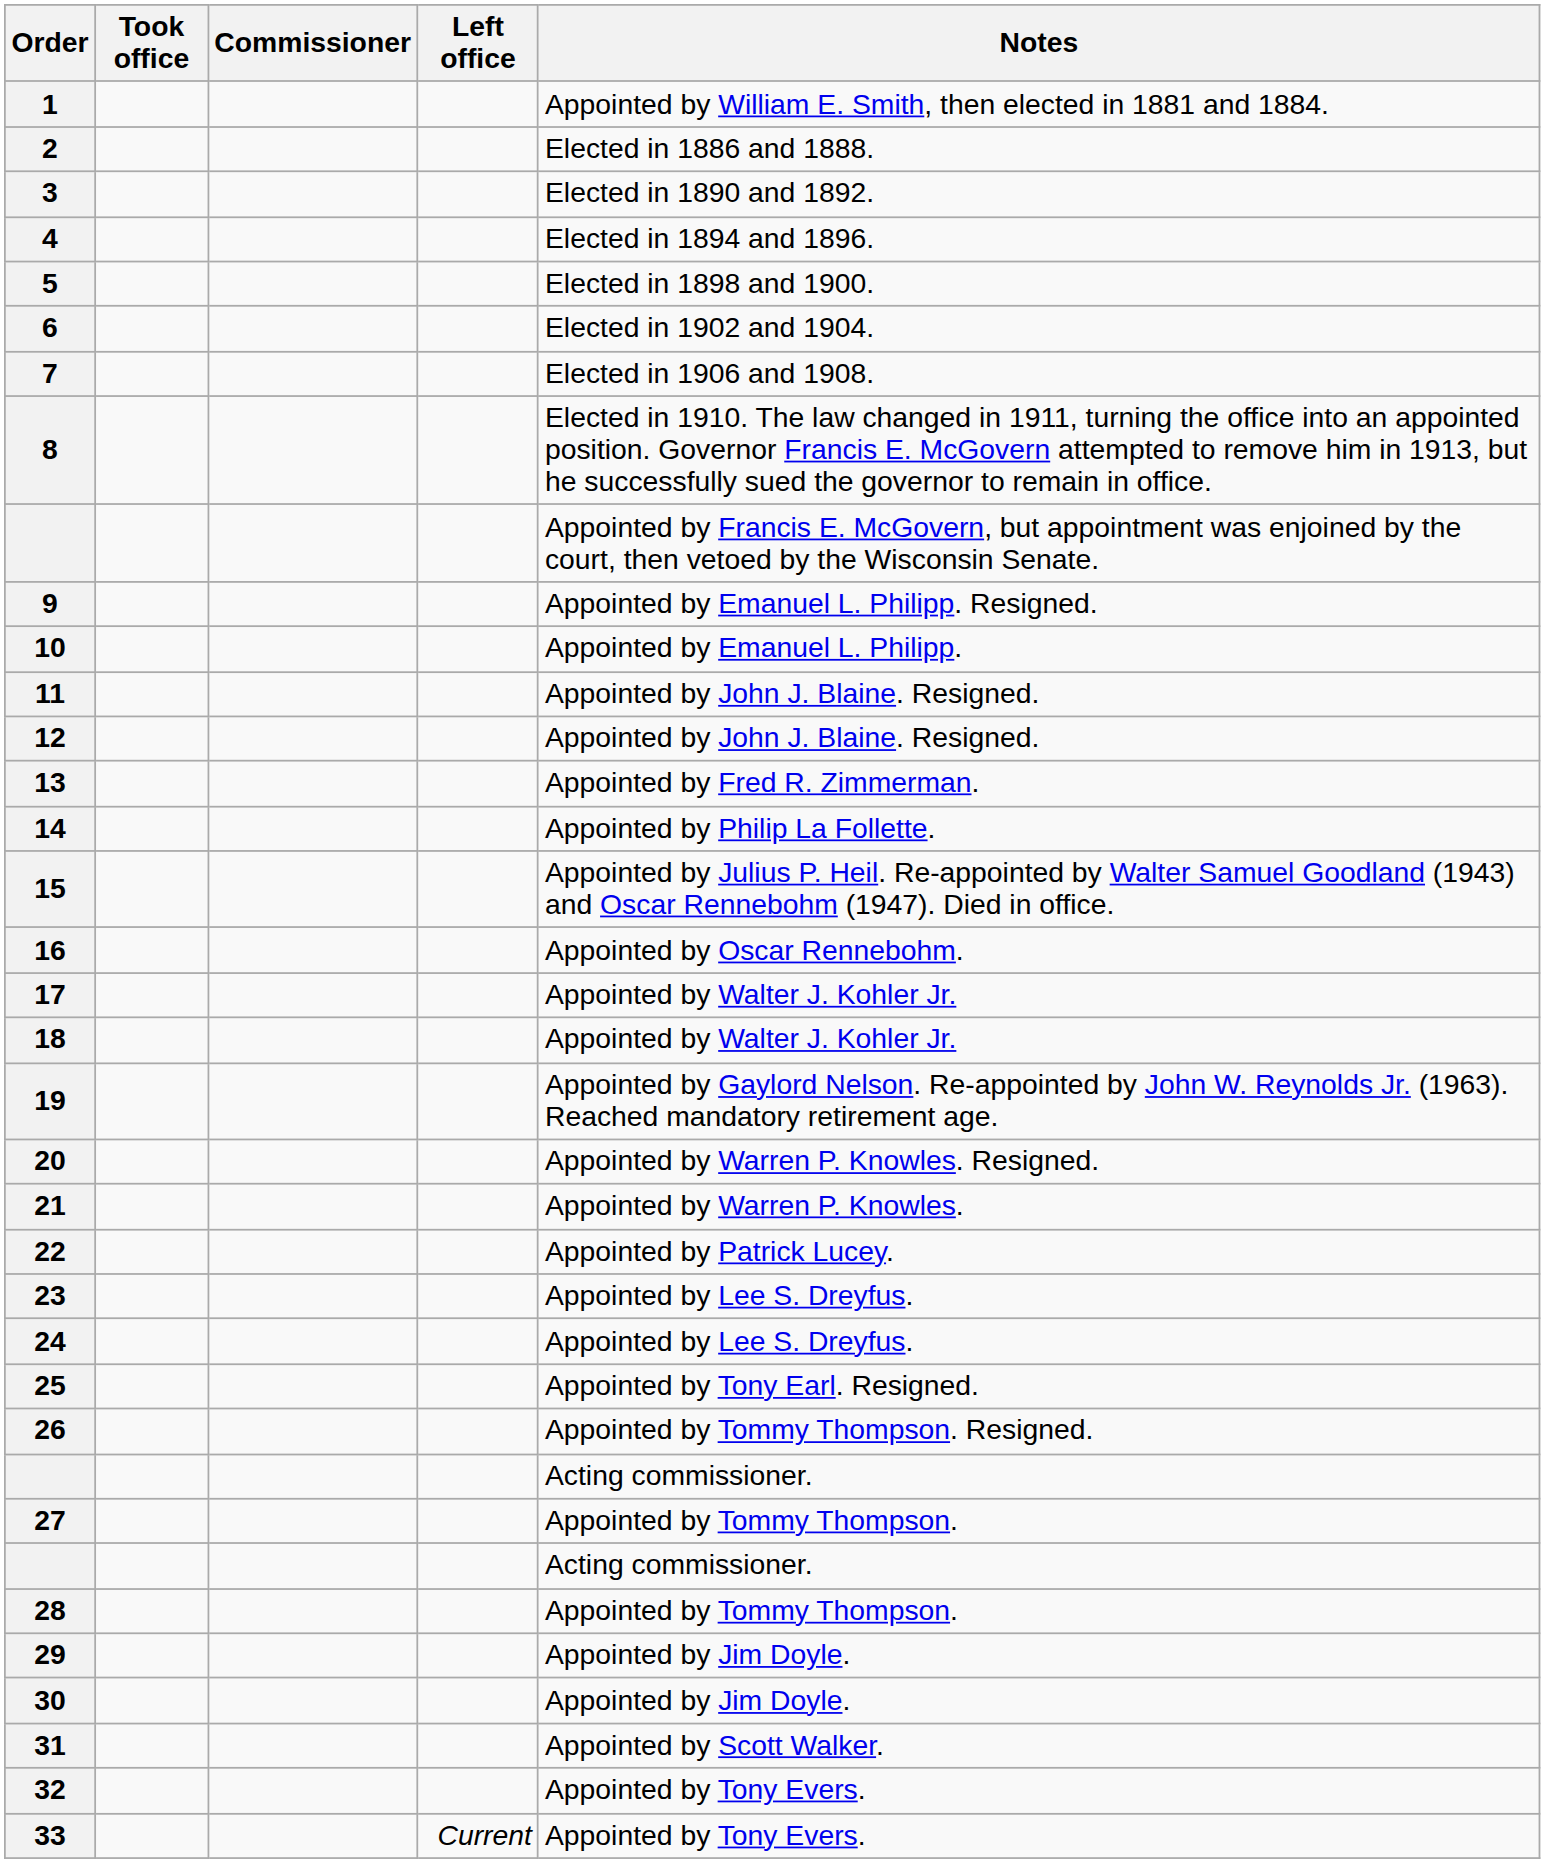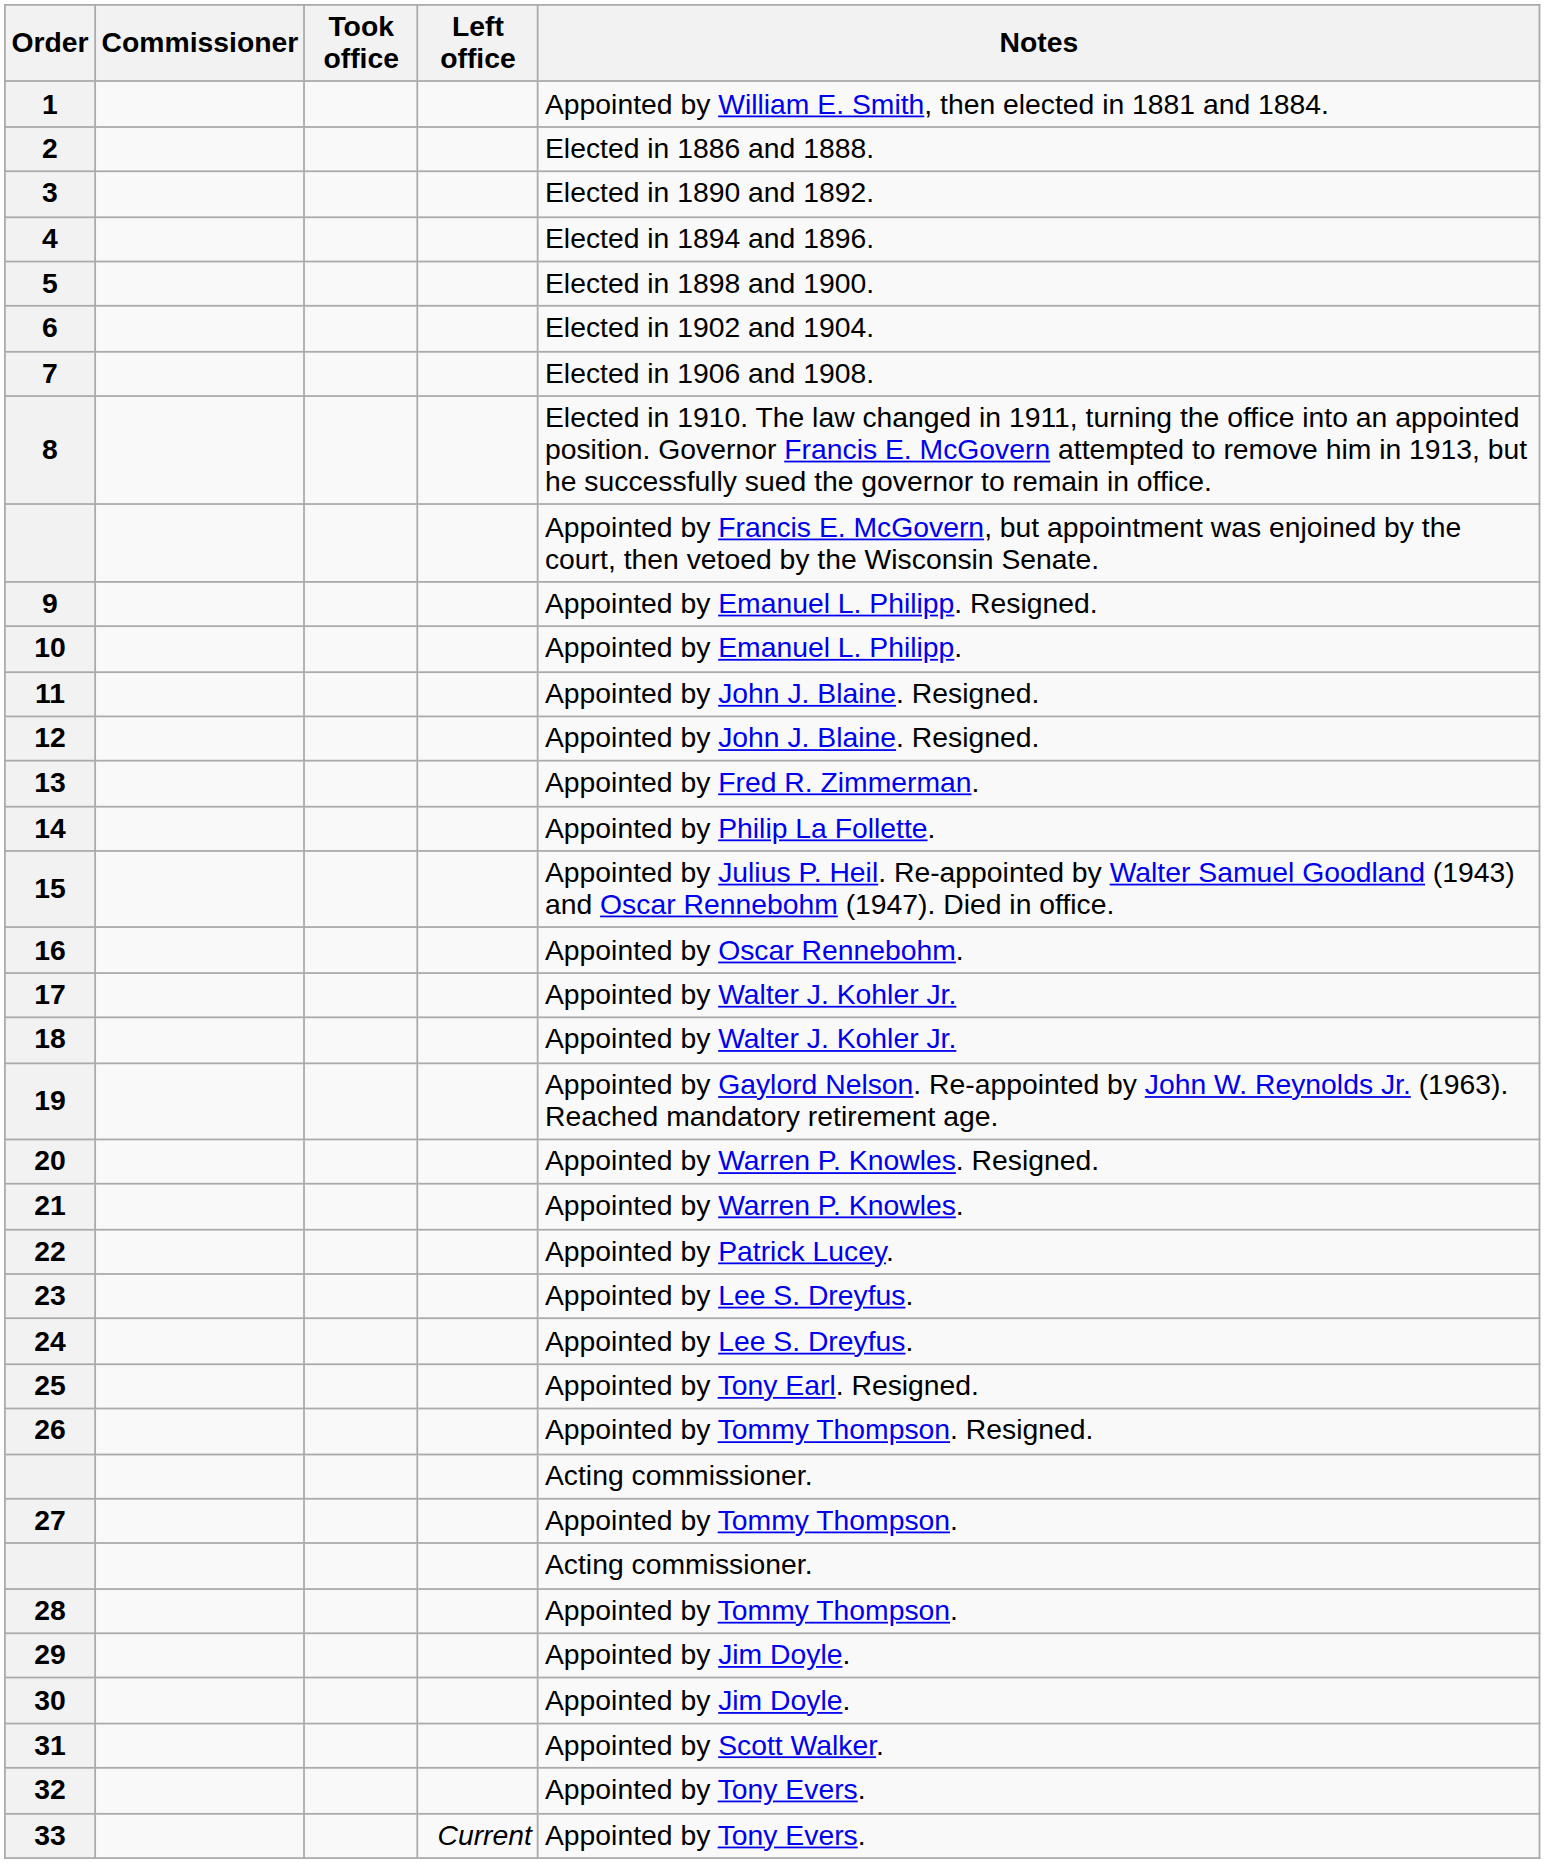columns swapped: (313, 42) <-> (151, 42)
